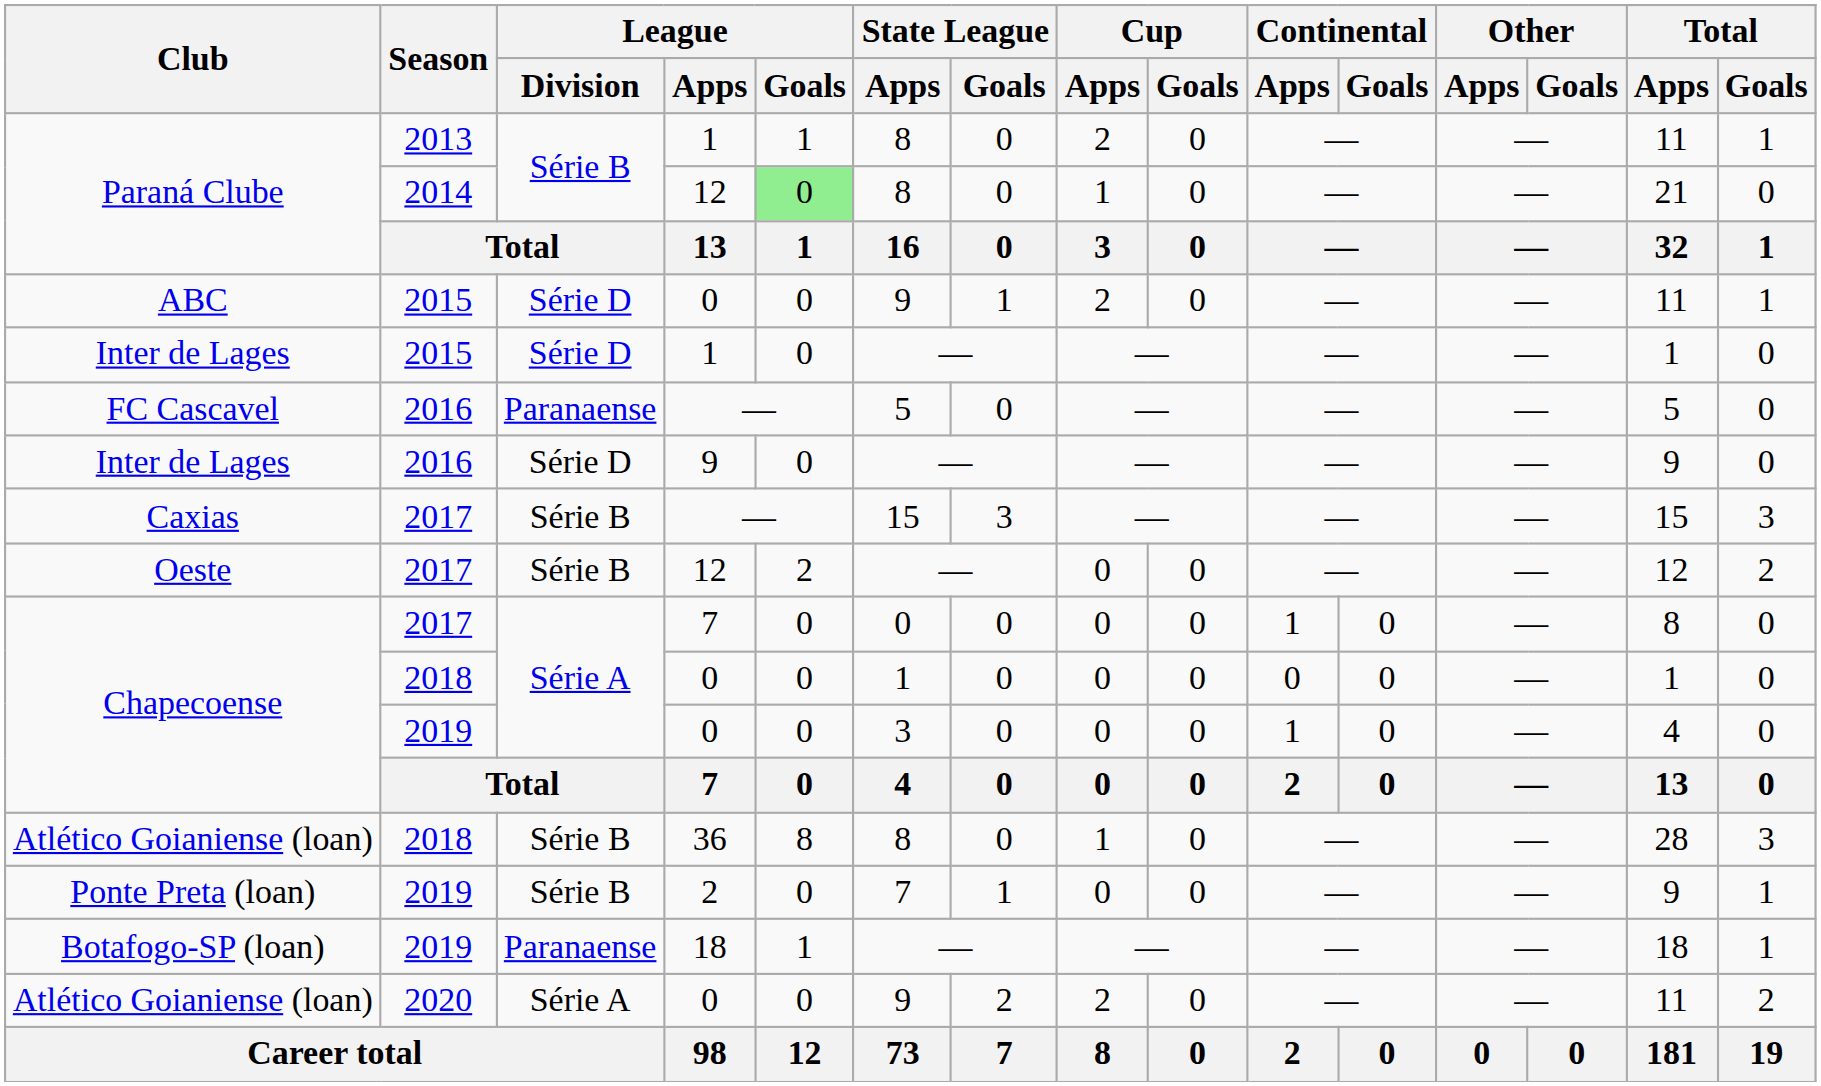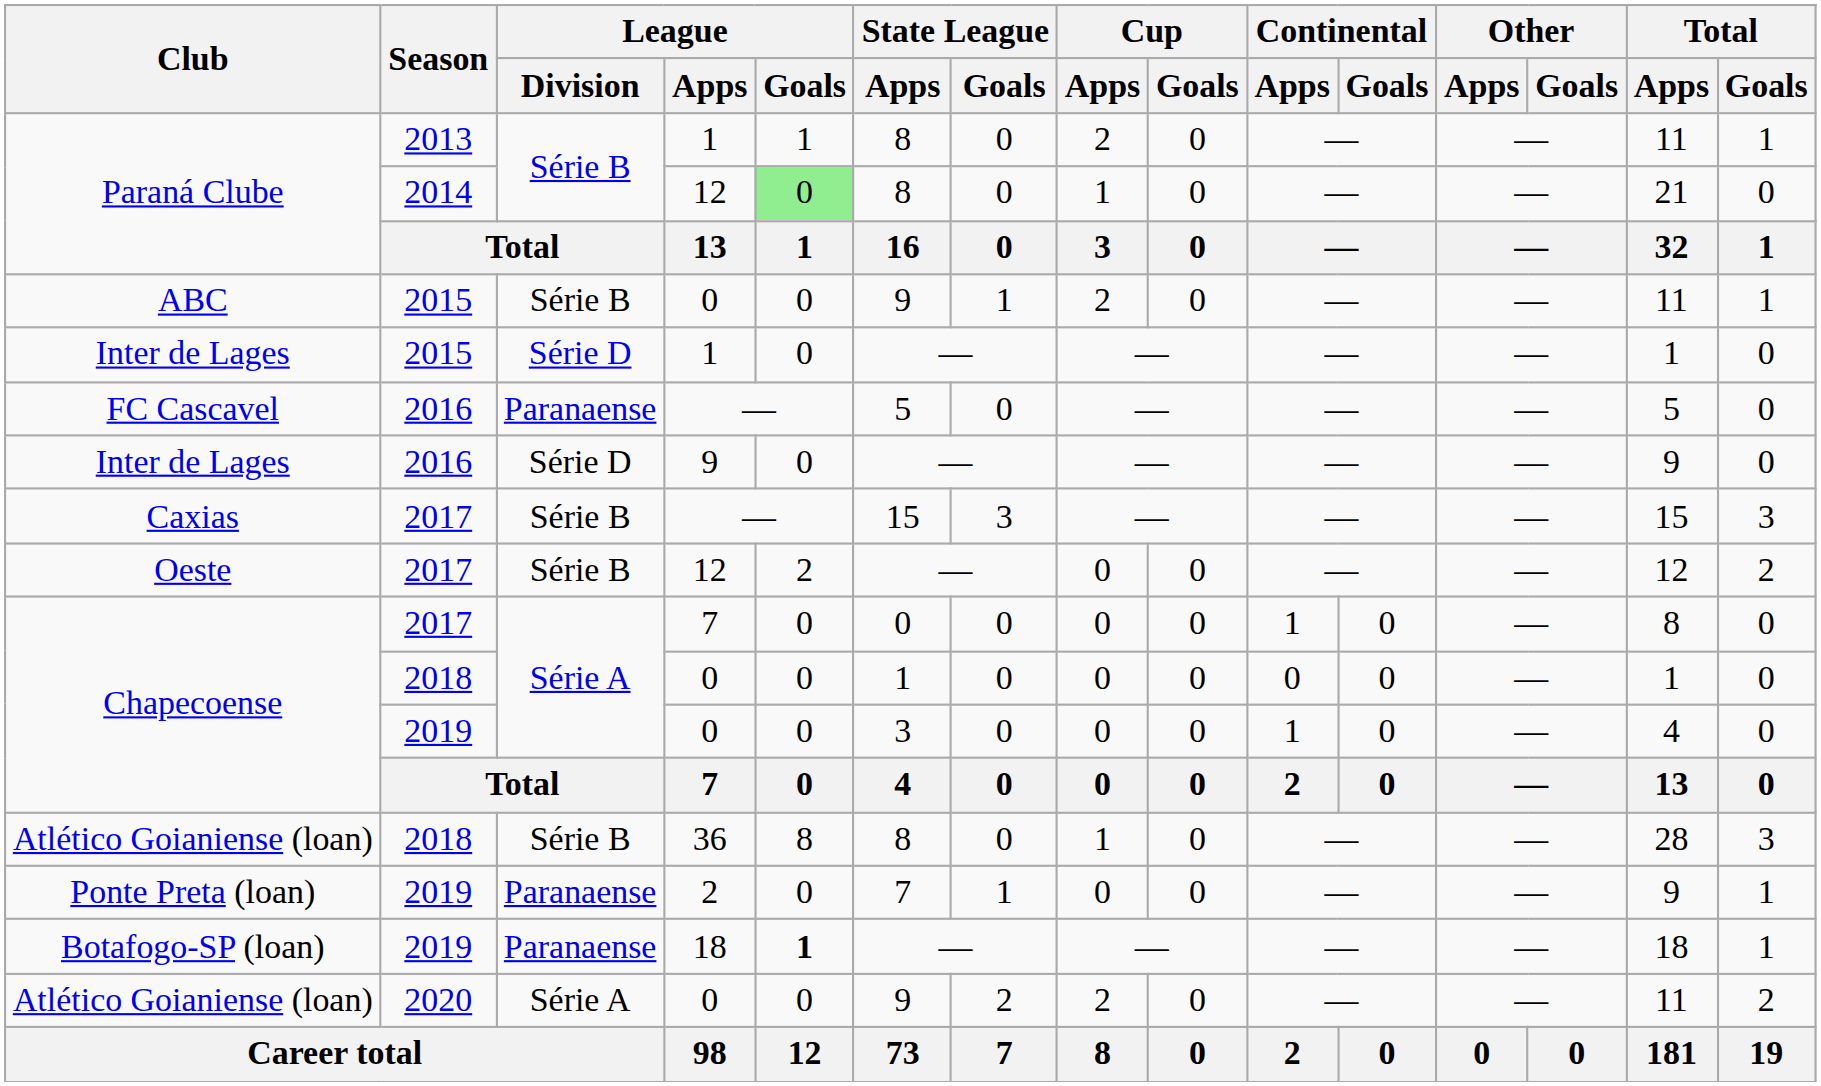(580, 300) Série D -> (580, 300) Série B
(580, 892) Série B -> (580, 892) Paranaense
(805, 945) normal -> (805, 945) bold
